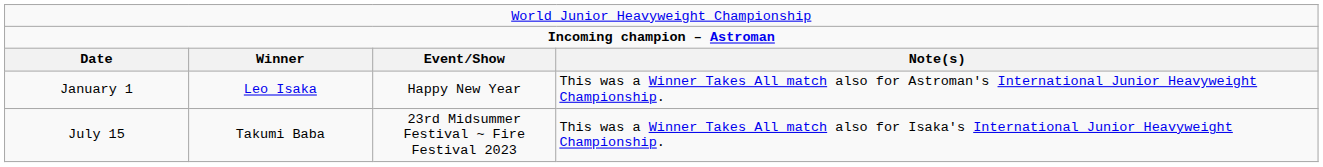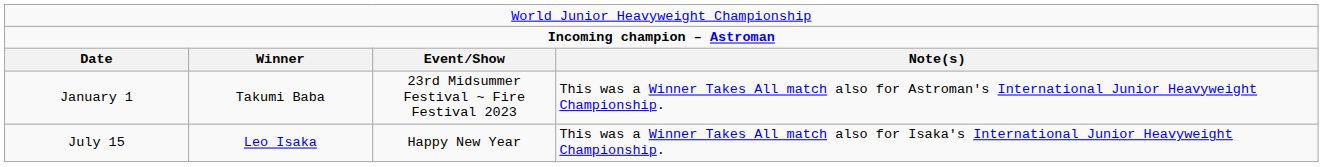(280, 89) Leo Isaka -> (280, 97) Takumi Baba
(464, 89) Happy New Year -> (464, 97) 23rd Midsummer Festival ~ Fire Festival 2023
(280, 135) Takumi Baba -> (280, 143) Leo Isaka
(464, 135) 23rd Midsummer Festival ~ Fire Festival 2023 -> (464, 143) Happy New Year
